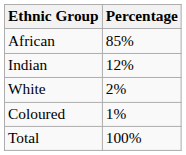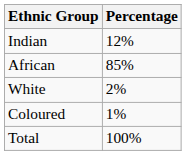rows swapped: (31, 41) <-> (28, 65)
